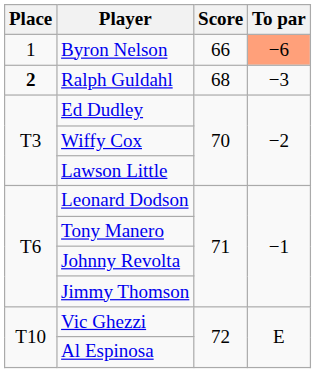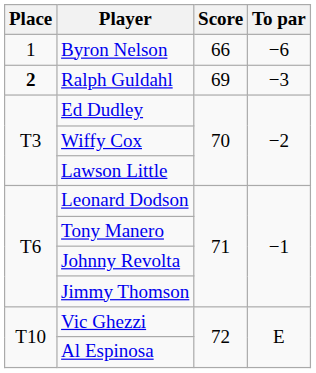(279, 49) lightsalmon background -> (279, 49) no background
(221, 79) 68 -> (221, 79) 69
